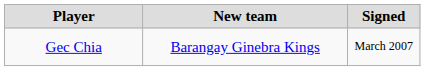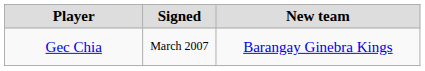columns swapped: (384, 16) <-> (245, 16)
